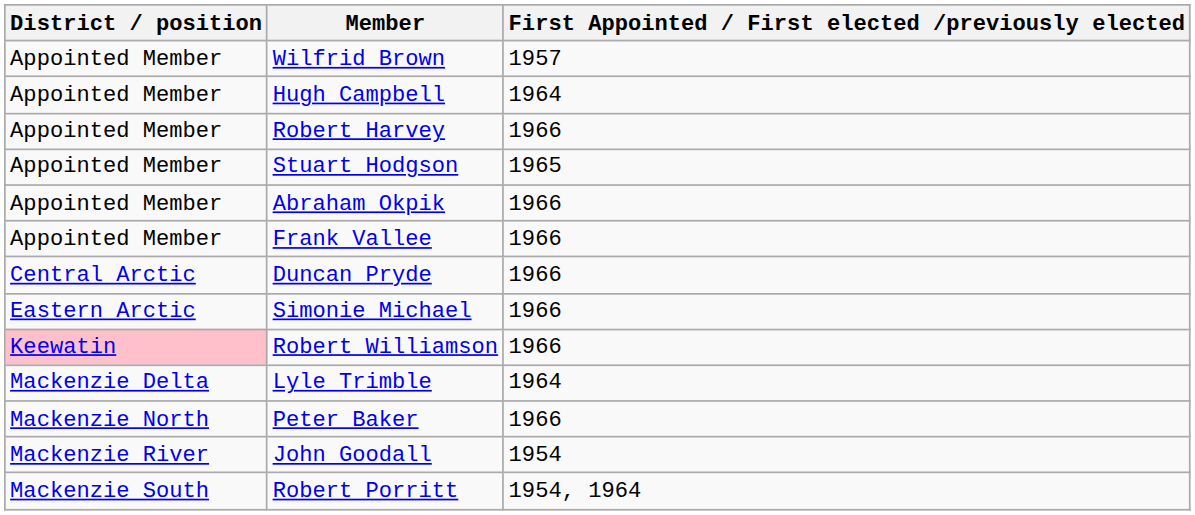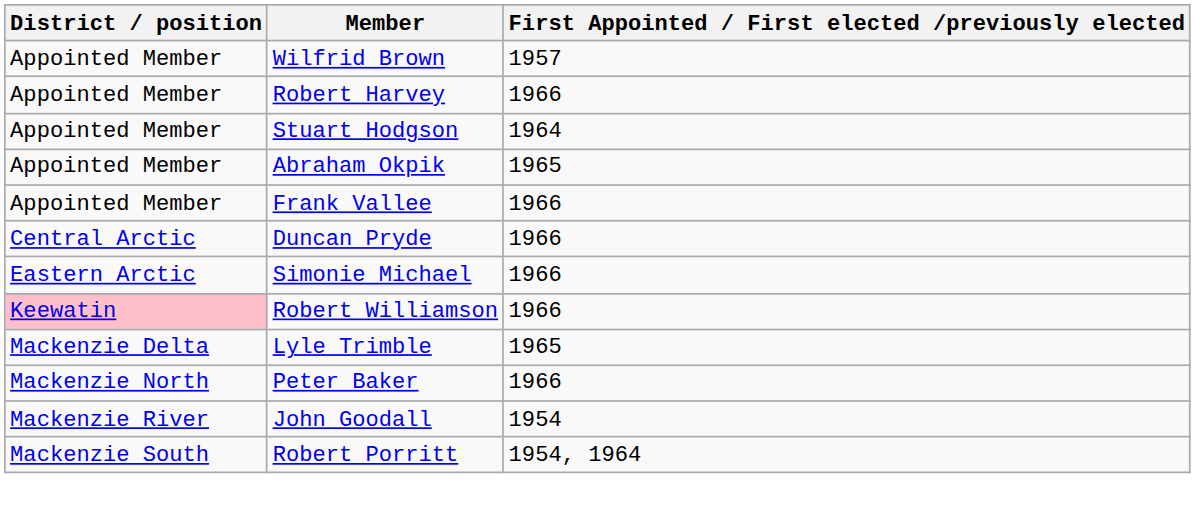- row: (359, 95)
(535, 167) 1965 -> (535, 131) 1964
(535, 203) 1966 -> (535, 167) 1965
(535, 383) 1964 -> (535, 347) 1965
